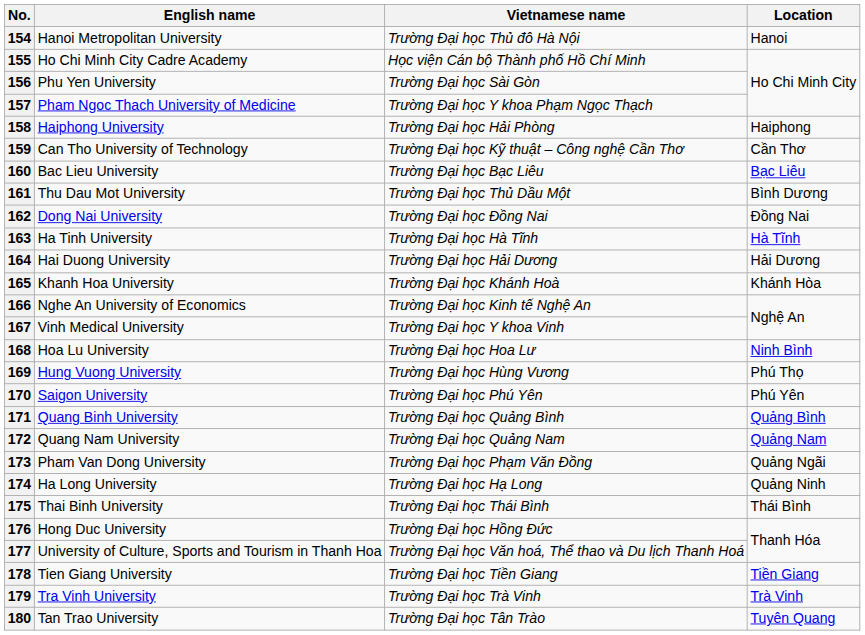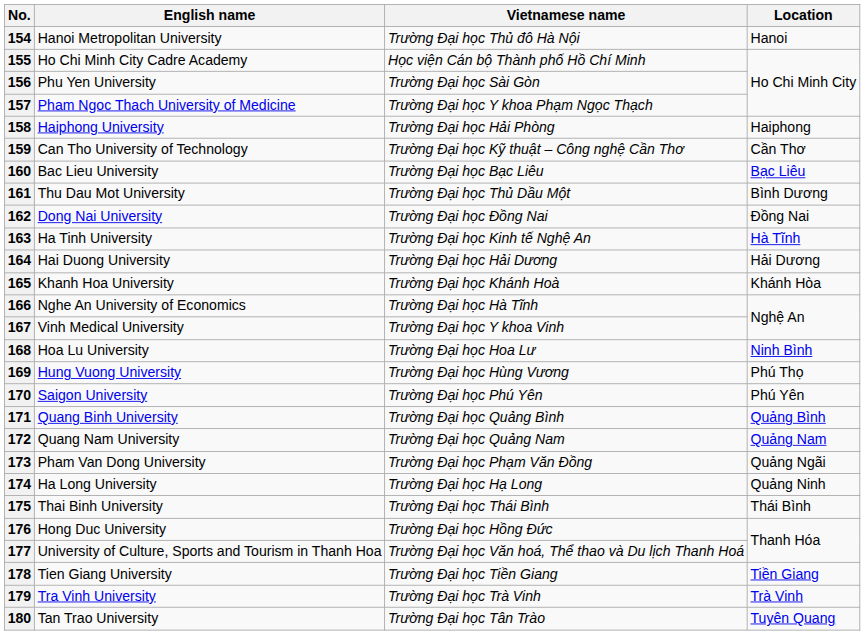(463, 238) Trường Đại học Hà Tĩnh -> (489, 238) Trường Đại học Kinh tế Nghệ An
(489, 305) Trường Đại học Kinh tế Nghệ An -> (463, 305) Trường Đại học Hà Tĩnh
